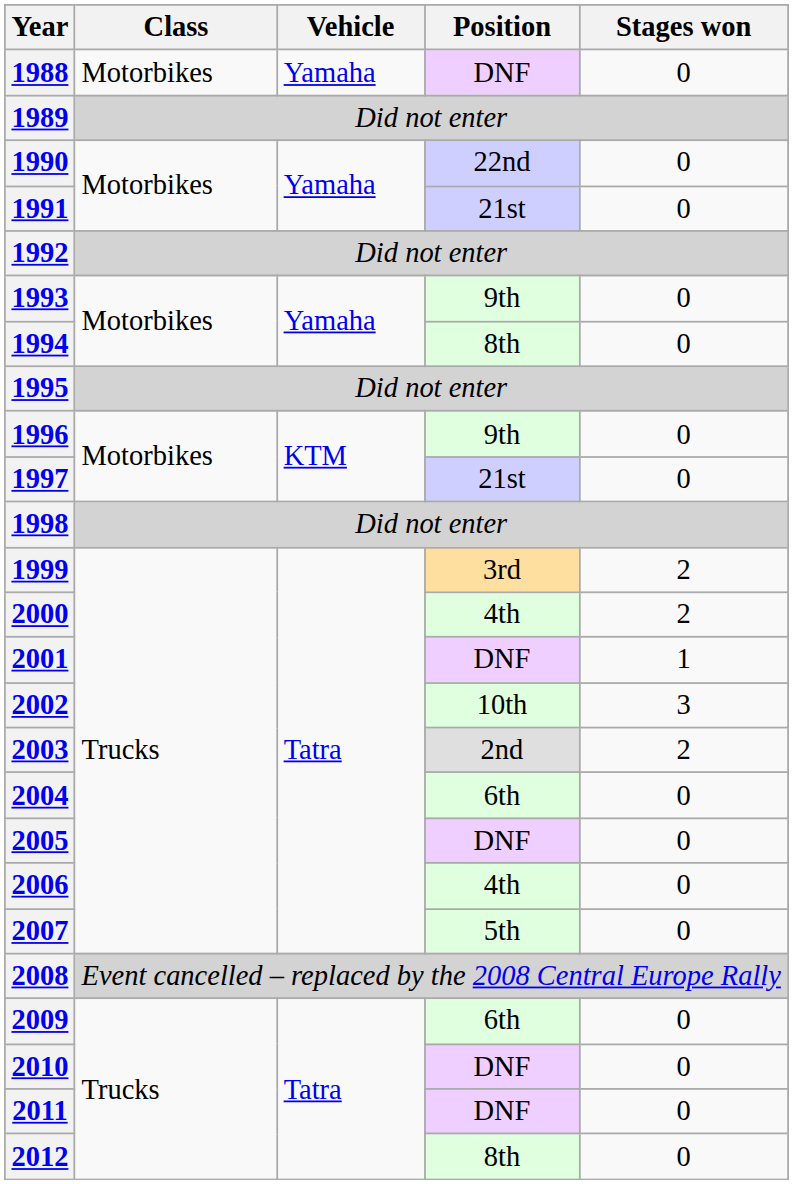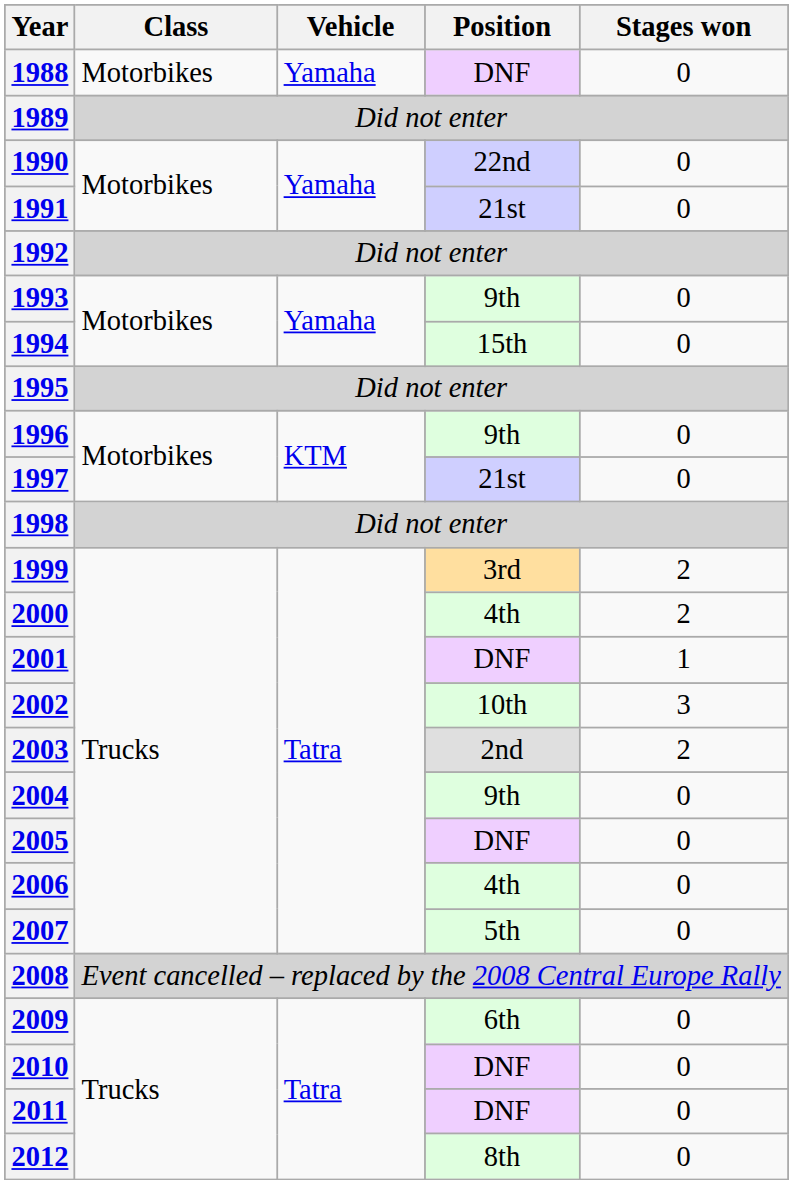(502, 343) 8th -> (502, 343) 15th
(502, 794) 6th -> (502, 794) 9th
